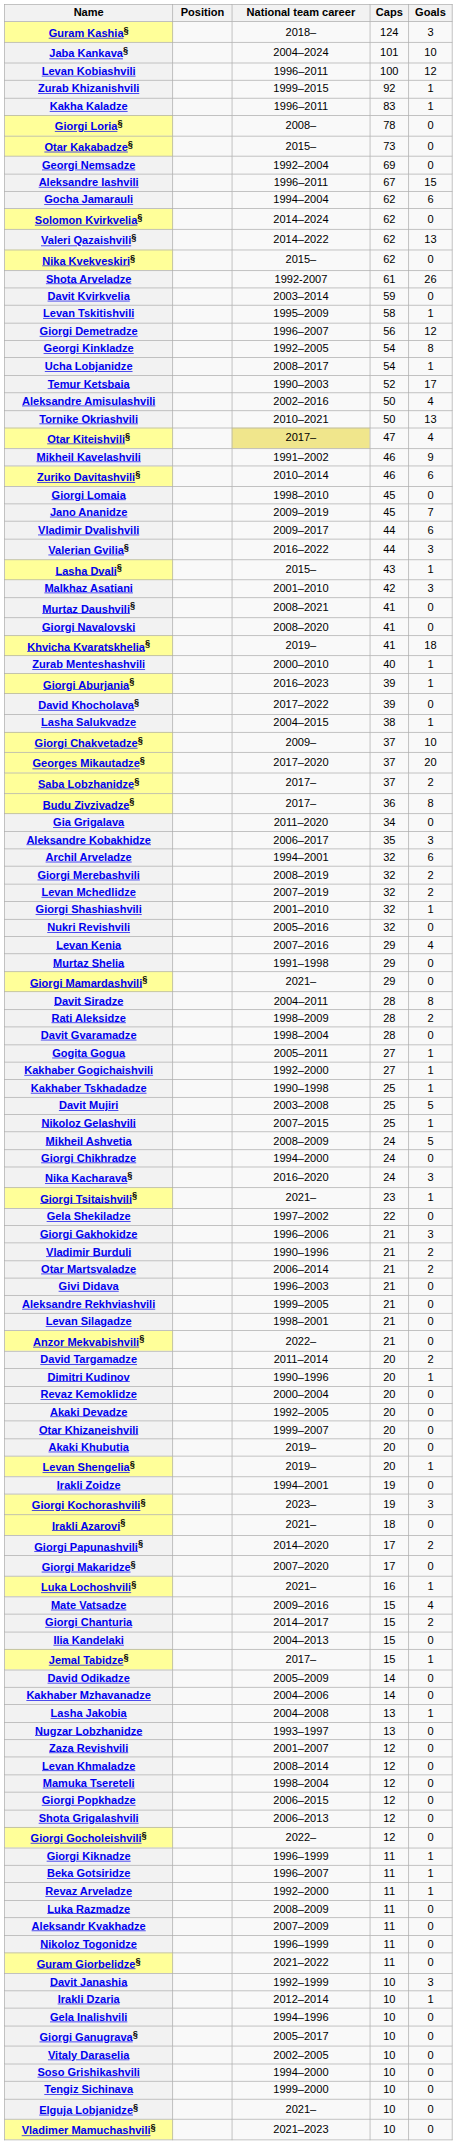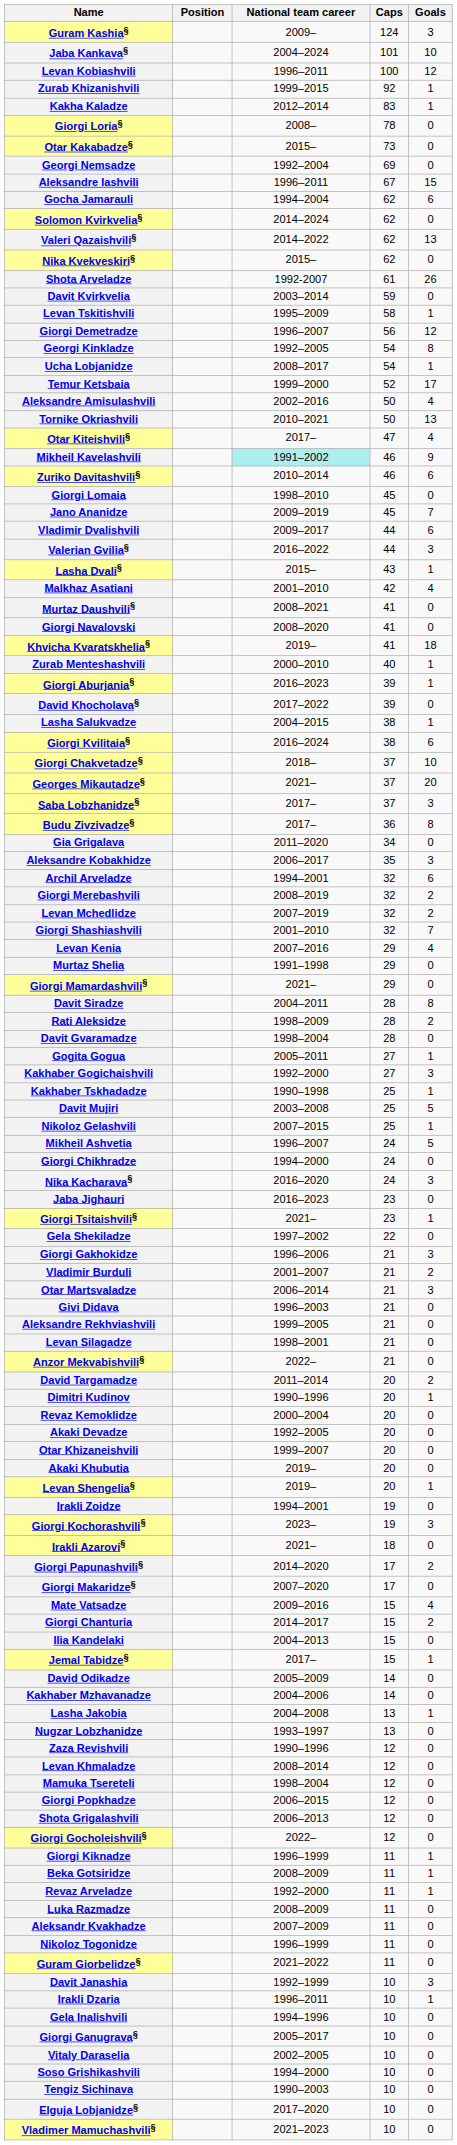(301, 32) 2018– -> (301, 32) 2009–
(301, 106) 1996–2011 -> (301, 106) 2012–2014
(301, 384) 1990–2003 -> (301, 384) 1999–2000
(301, 438) khaki background -> (301, 438) no background
(301, 457) no background -> (301, 457) paleturquoise background
(430, 588) 3 -> (430, 588) 4
+ row: (89, 742)
(301, 742) 2009– -> (301, 762) 2018–
(301, 762) 2017–2020 -> (301, 783) 2021–
(430, 783) 2 -> (430, 803) 3
(430, 910) 1 -> (430, 930) 7
- row: (89, 927)
(430, 1070) 1 -> (430, 1073) 3
(301, 1141) 2008–2009 -> (301, 1144) 1996–2007
+ row: (89, 1199)
(301, 1252) 1990–1996 -> (301, 1272) 2001–2007
(430, 1269) 2 -> (430, 1290) 3
- row: (89, 1586)
(301, 1748) 2001–2007 -> (301, 1748) 1990–1996
(301, 1874) 1996–2007 -> (301, 1874) 2008–2009
(301, 1999) 2012–2014 -> (301, 1999) 1996–2011
(301, 2090) 1999–2000 -> (301, 2090) 1990–2003
(301, 2109) 2021– -> (301, 2109) 2017–2020
